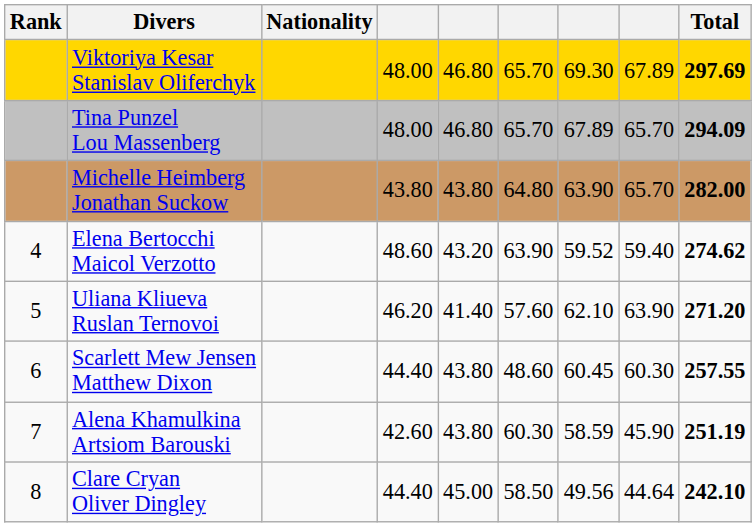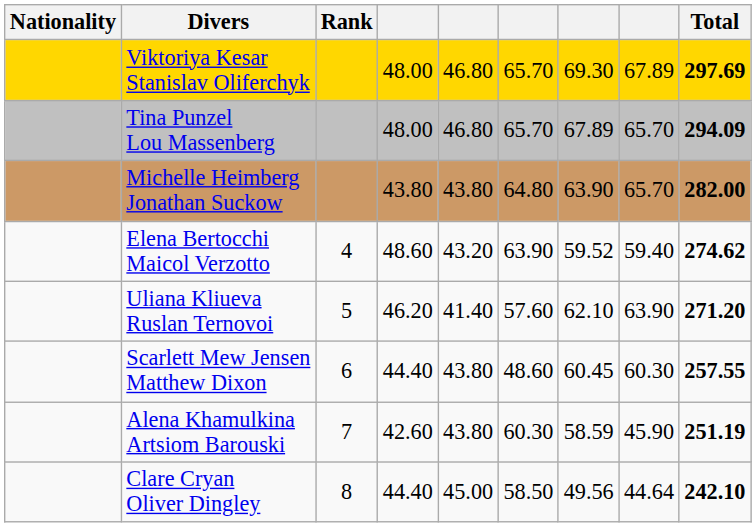columns swapped: (36, 22) <-> (319, 22)
